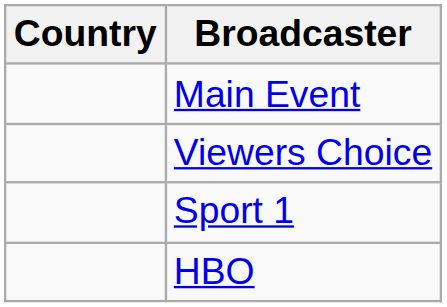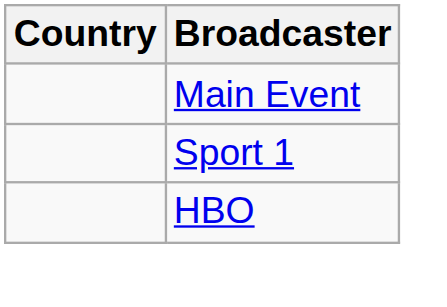- row: (303, 152)
